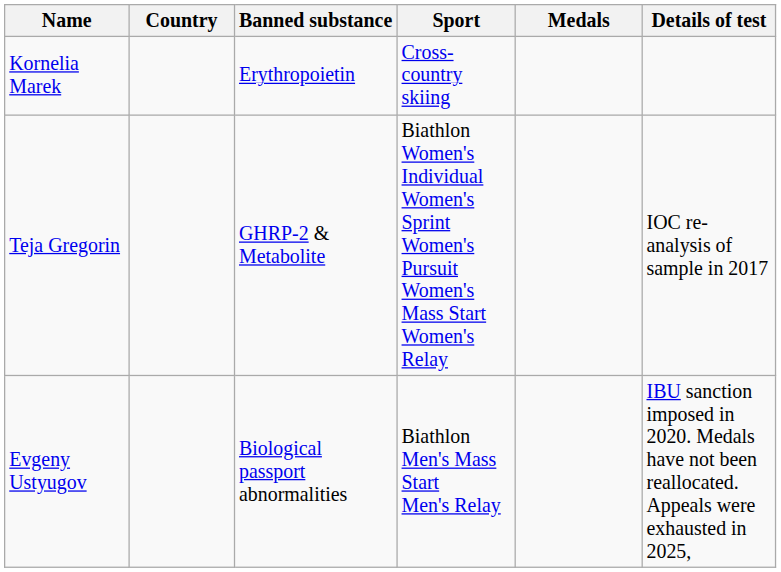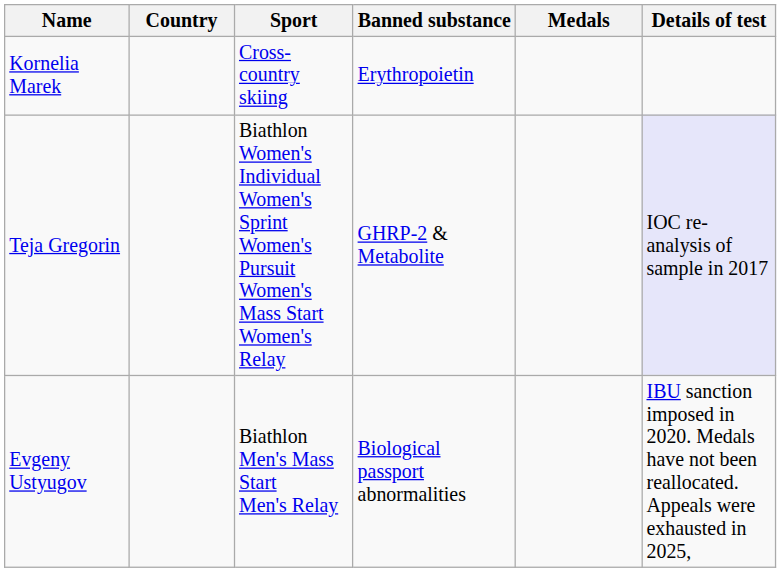columns swapped: (456, 20) <-> (316, 20)
(707, 244) no background -> (707, 244) lavender background
